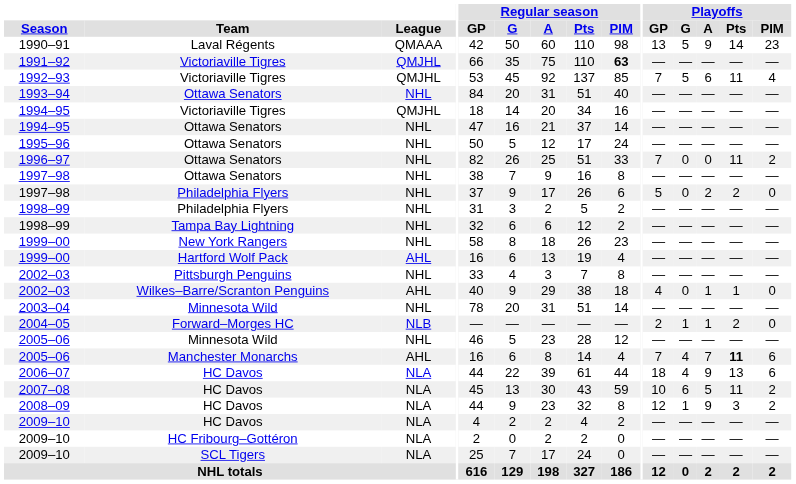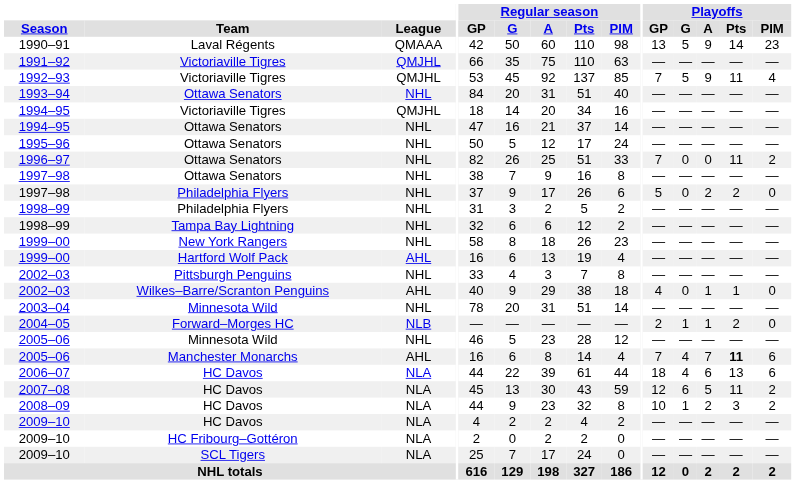(621, 61) bold -> (621, 61) normal
(708, 77) 6 -> (708, 77) 9
(708, 373) 9 -> (708, 373) 6
(659, 389) 10 -> (659, 389) 12
(659, 405) 12 -> (659, 405) 10
(708, 405) 9 -> (708, 405) 2
